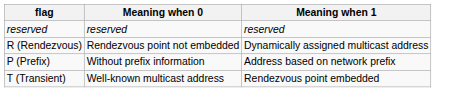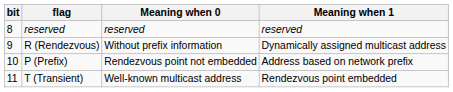+ column: (13, 12)
(163, 45) Rendezvous point not embedded -> (163, 45) Without prefix information
(146, 62) Without prefix information -> (180, 62) Rendezvous point not embedded
